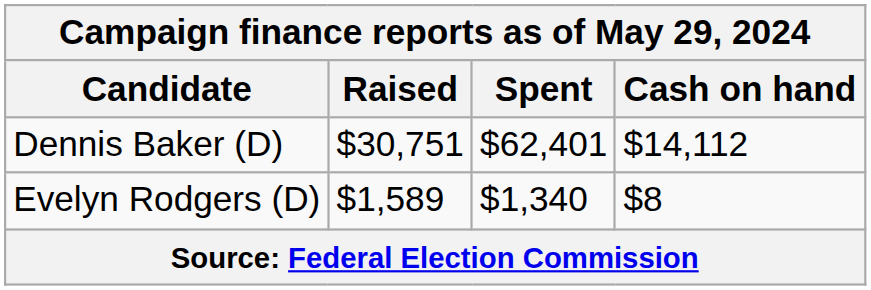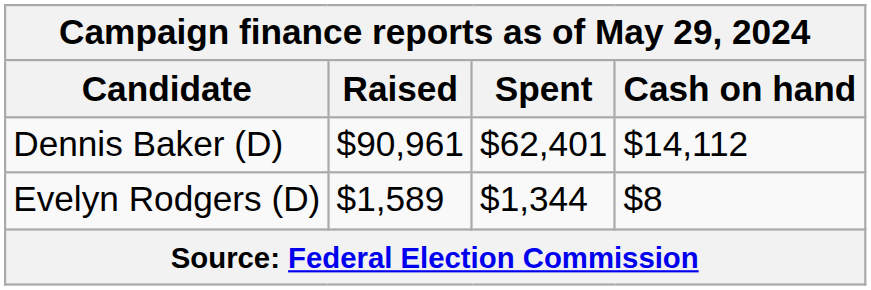(400, 144) $30,751 -> (400, 144) $90,961
(534, 199) $1,340 -> (534, 199) $1,344
